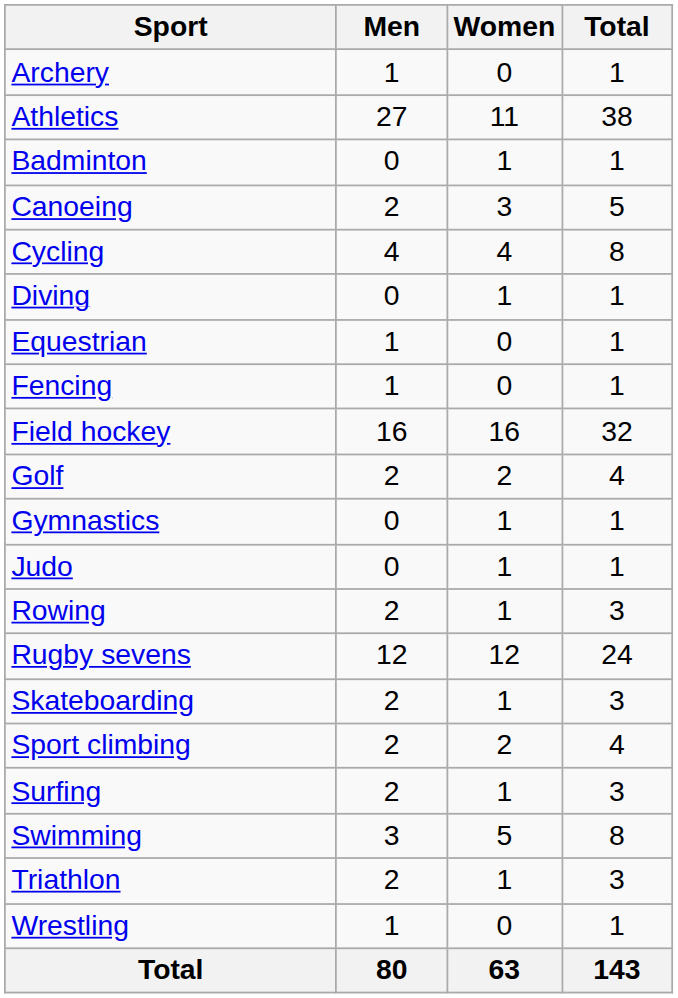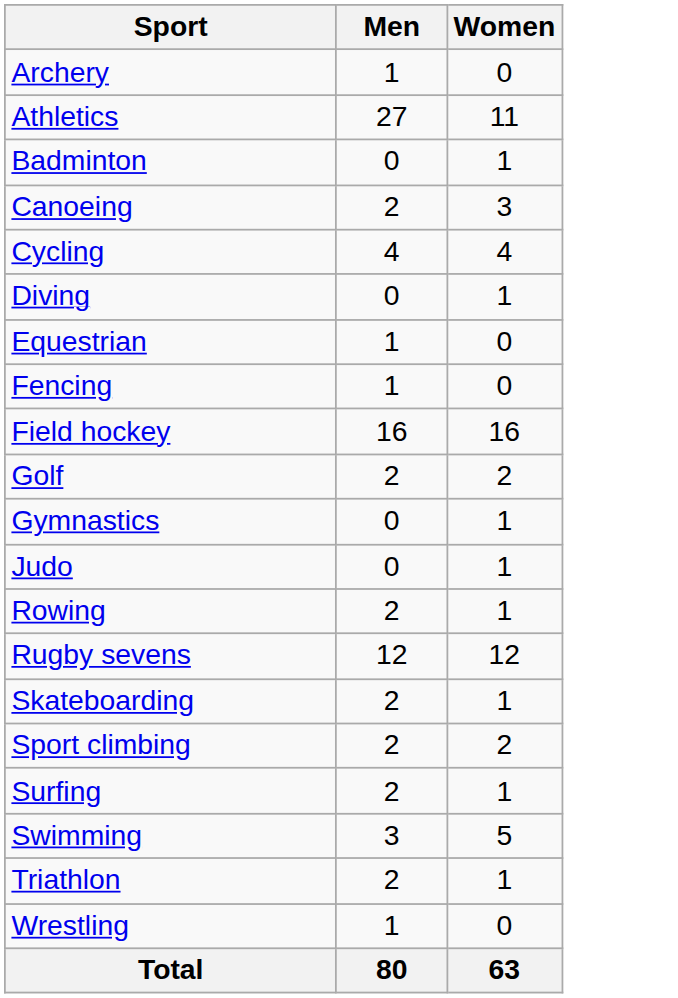- column: (617, 26)
